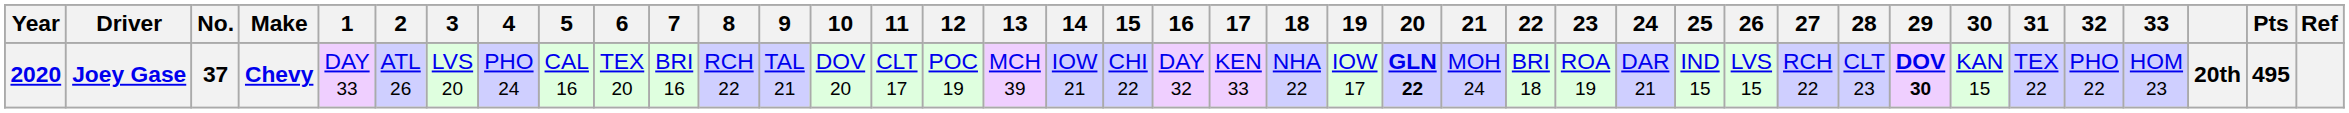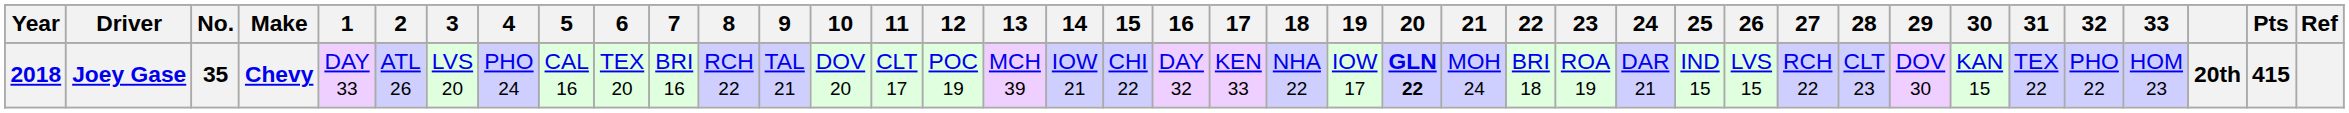(36, 75) 2020 -> (36, 75) 2018
(216, 75) 37 -> (216, 75) 35
(1921, 75) bold -> (1921, 74) normal
(2271, 75) 495 -> (2271, 75) 415
